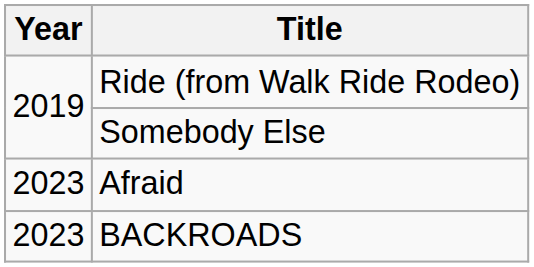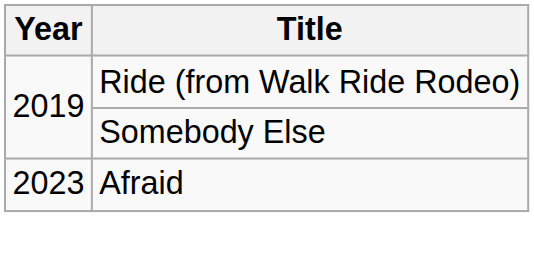- row: (201, 235)
